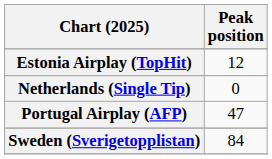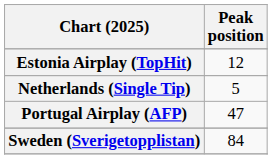(236, 88) 0 -> (236, 88) 5
